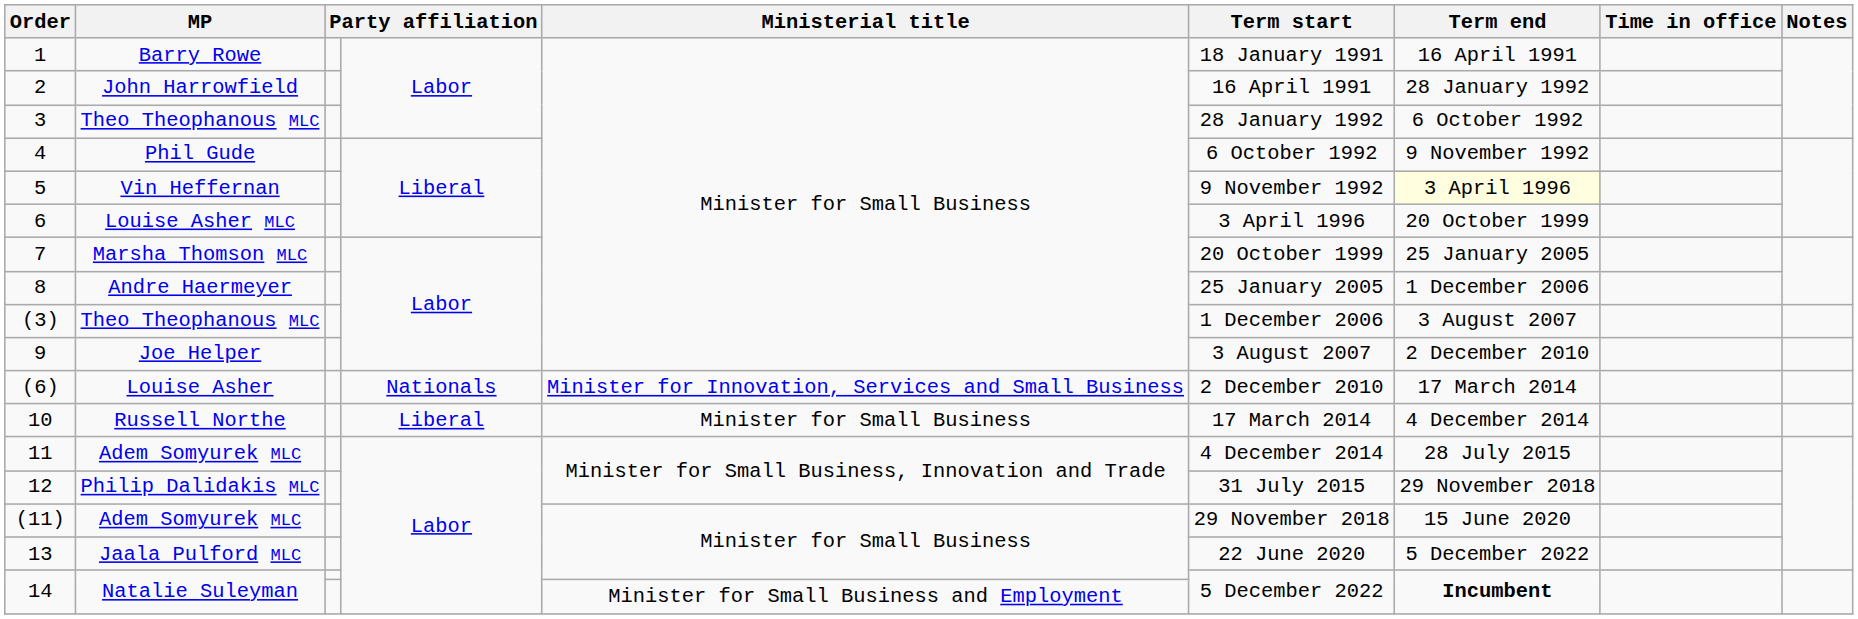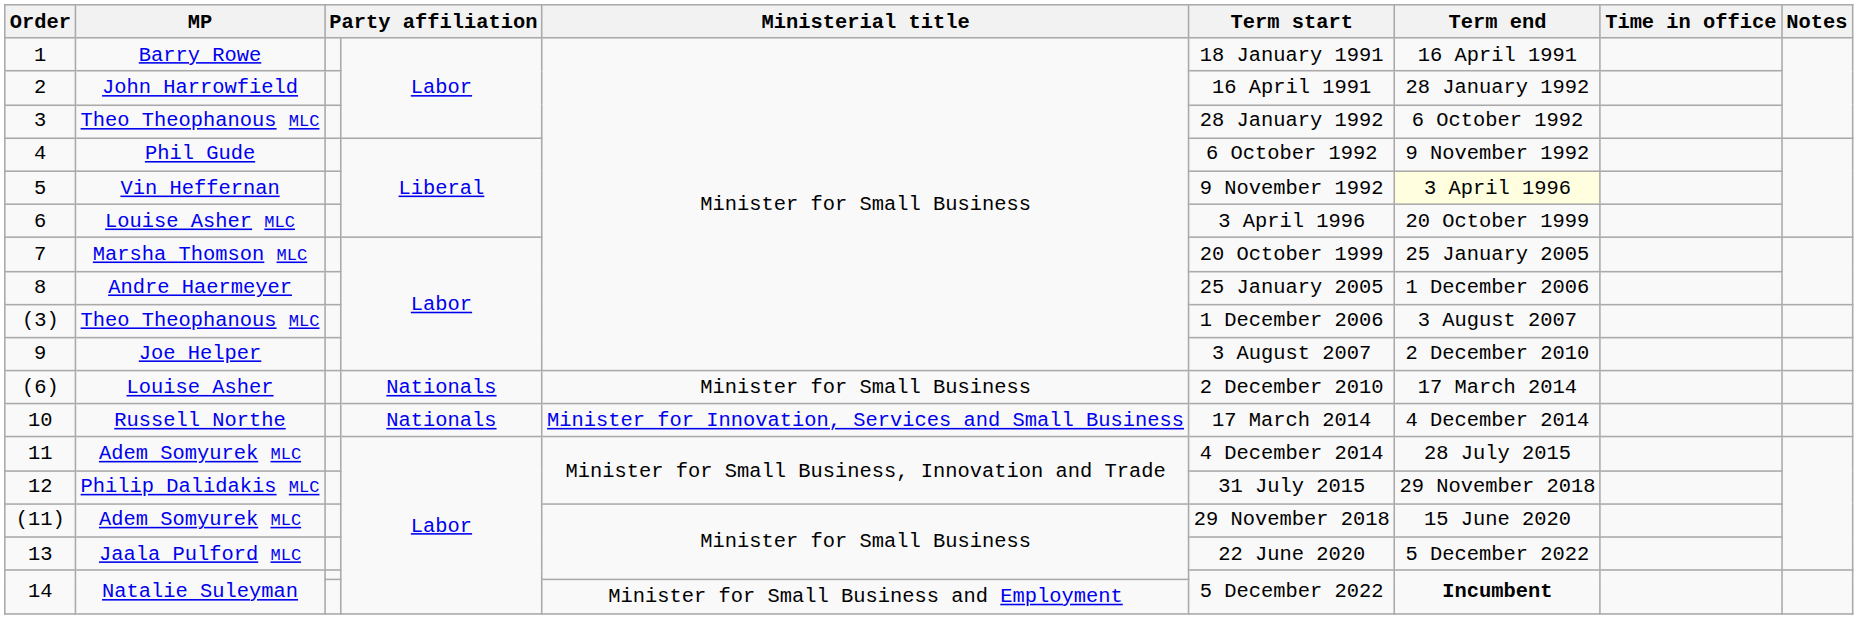(866, 387) Minister for Innovation, Services and Small Business -> (866, 387) Minister for Small Business
(441, 421) Liberal -> (441, 421) Nationals
(866, 421) Minister for Small Business -> (866, 421) Minister for Innovation, Services and Small Business
